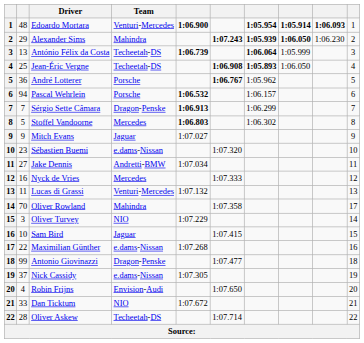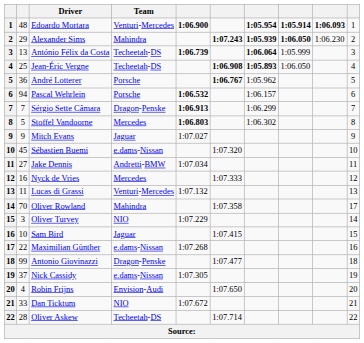(23, 150) 23 -> (23, 150) 45
